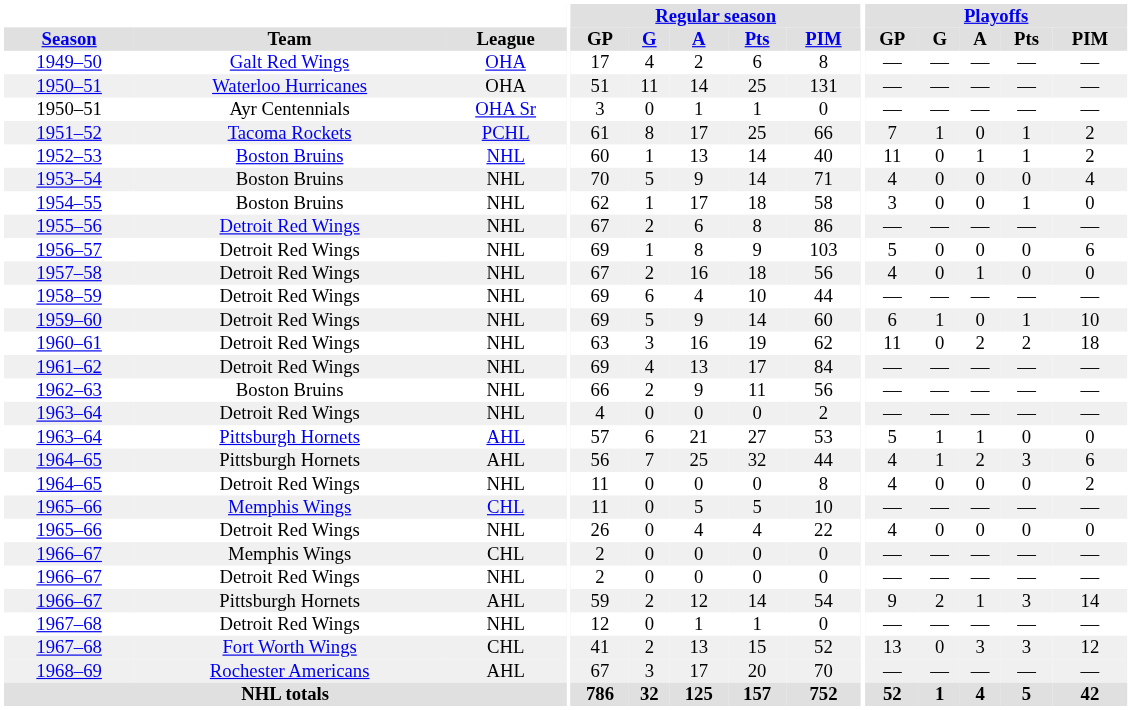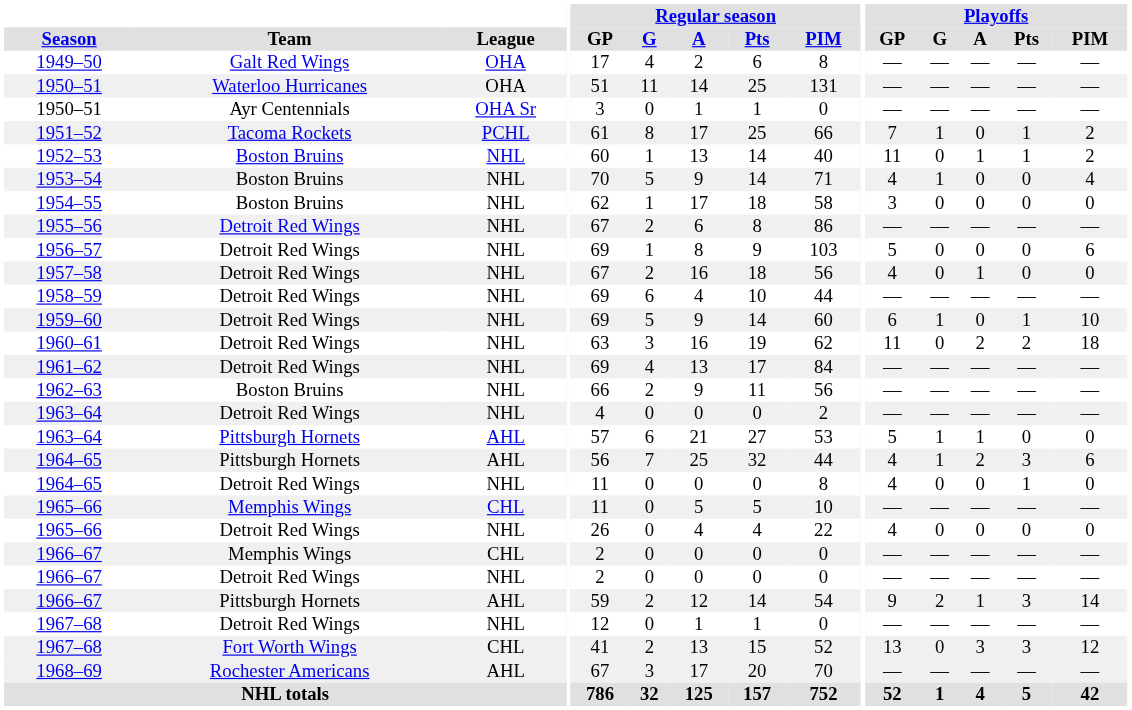(940, 179) 0 -> (940, 179) 1
(1027, 202) 1 -> (1027, 202) 0
(1027, 483) 0 -> (1027, 483) 1
(1090, 483) 2 -> (1090, 483) 0
